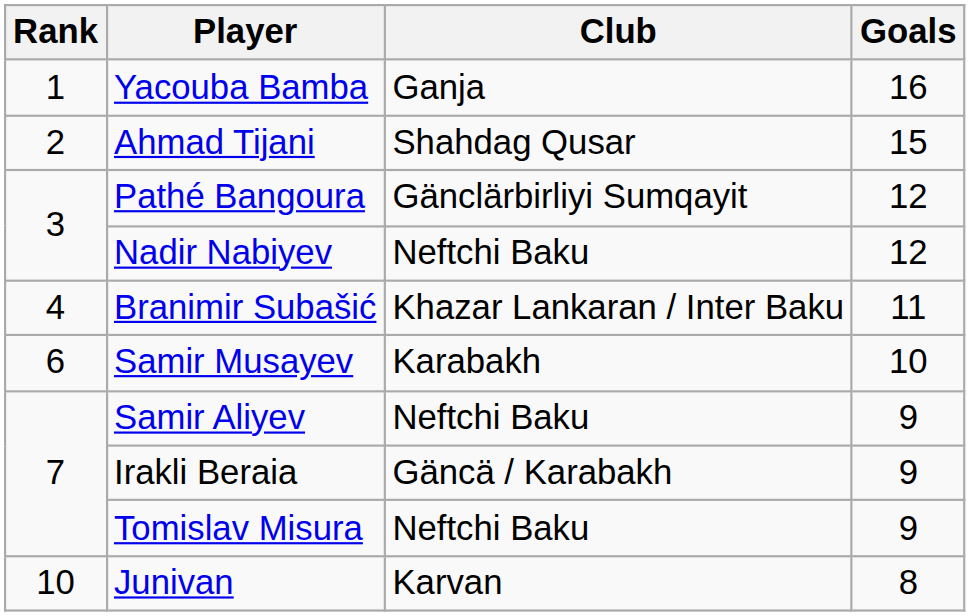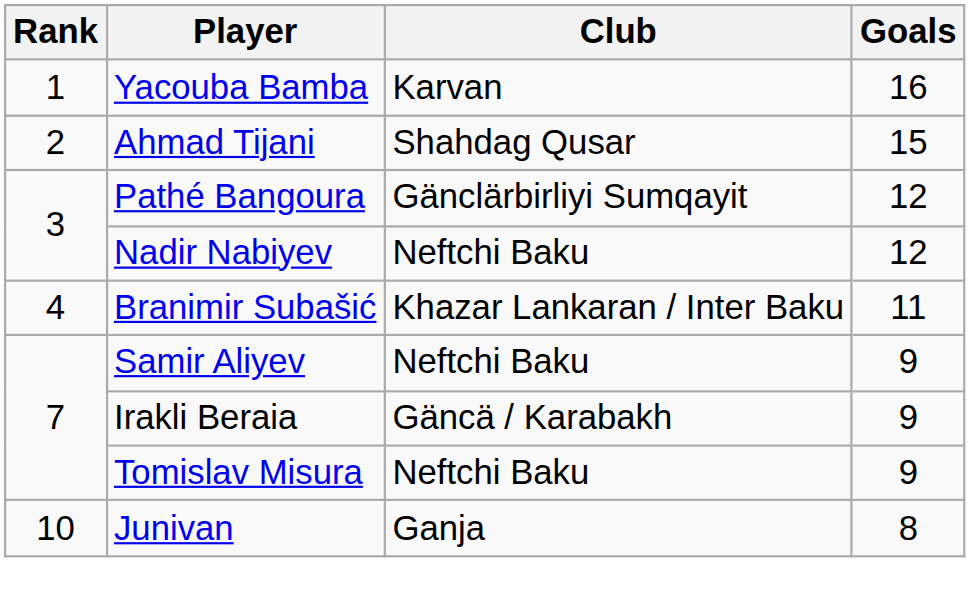(439, 87) Ganja -> (447, 87) Karvan
- row: (234, 362)
(447, 582) Karvan -> (439, 527) Ganja
